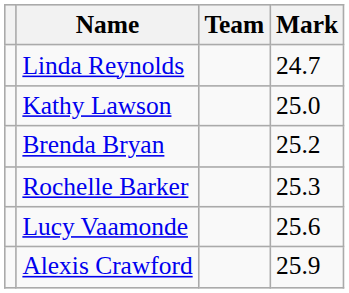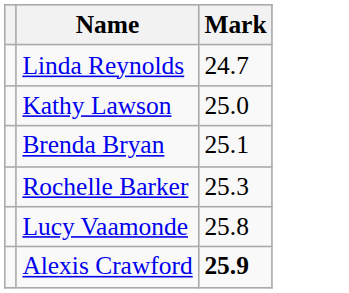- column: (234, 24)
(298, 145) 25.2 -> (227, 145) 25.1
(298, 226) 25.6 -> (227, 226) 25.8
(298, 266) normal -> (227, 266) bold
